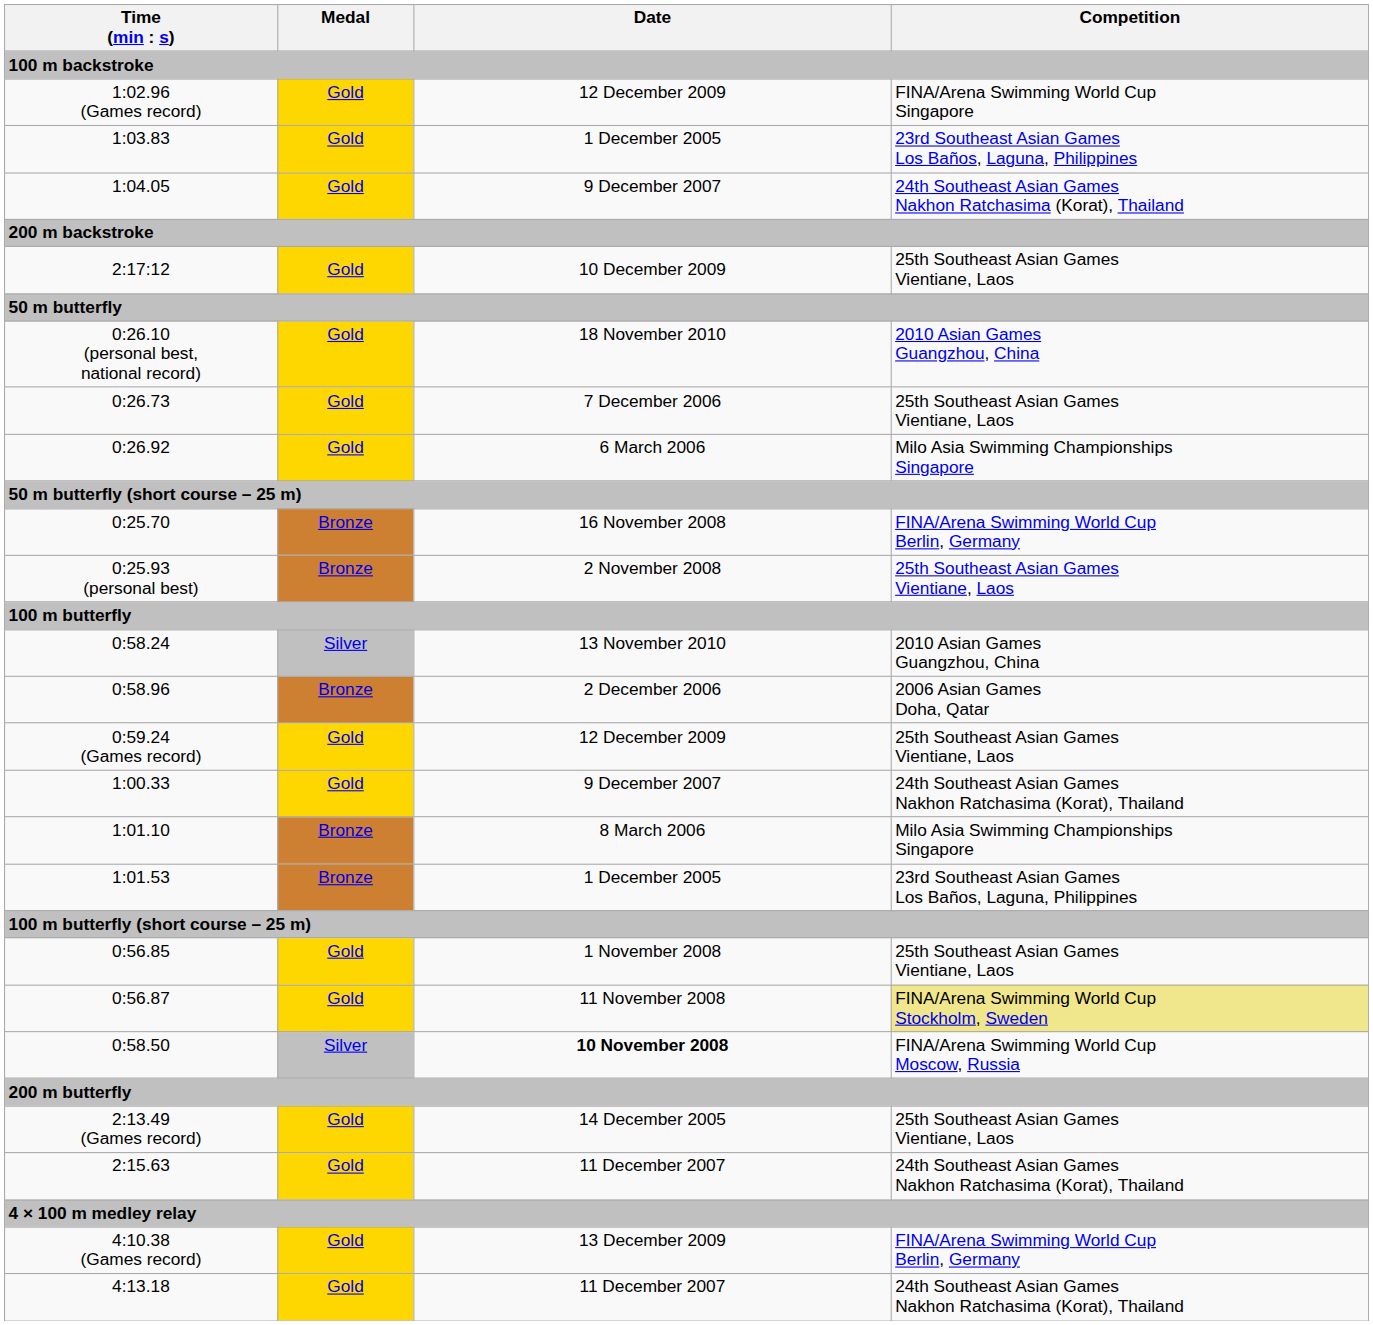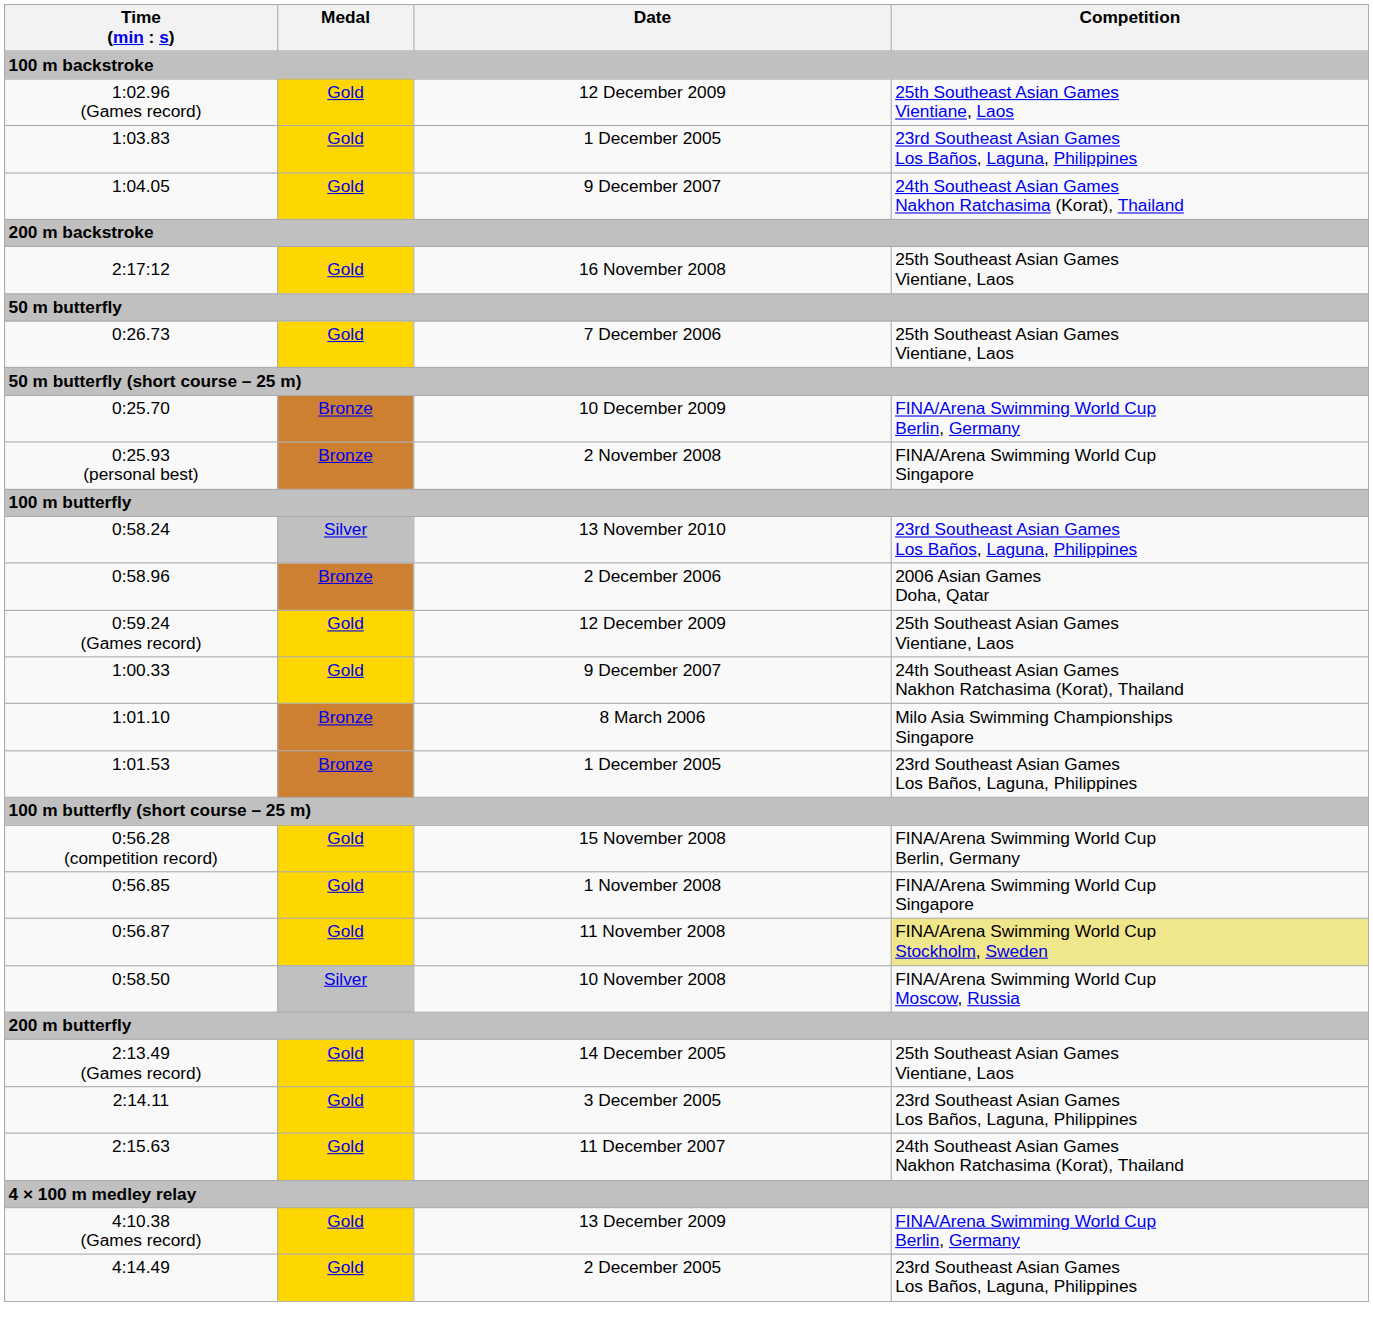(1026, 102) FINA/Arena Swimming World Cup Singapore -> (1007, 102) 25th Southeast Asian Games Vientiane, Laos
(652, 270) 10 December 2009 -> (652, 270) 16 November 2008
- row: (141, 354)
- row: (141, 447)
(652, 522) 16 November 2008 -> (652, 408) 10 December 2009
(1007, 578) 25th Southeast Asian Games Vientiane, Laos -> (1026, 465) FINA/Arena Swimming World Cup Singapore
(968, 652) 2010 Asian Games Guangzhou, China -> (1016, 539) 23rd Southeast Asian Games Los Baños, Laguna, Philippines
+ row: (141, 848)
(1007, 961) 25th Southeast Asian Games Vientiane, Laos -> (1026, 895) FINA/Arena Swimming World Cup Singapore
(652, 1045) bold -> (652, 978) normal
+ row: (141, 1100)
- row: (141, 1287)
+ row: (141, 1268)
